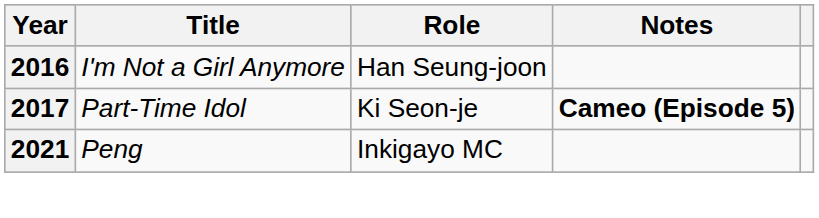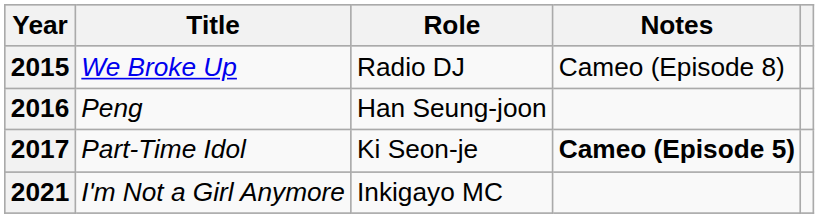+ row: (40, 66)
(213, 66) I'm Not a Girl Anymore -> (112, 108) Peng
(112, 150) Peng -> (213, 191) I'm Not a Girl Anymore
